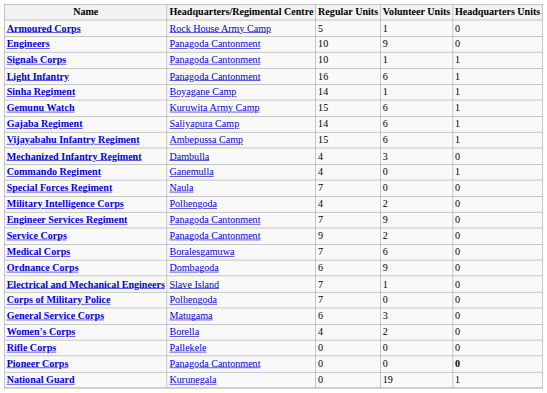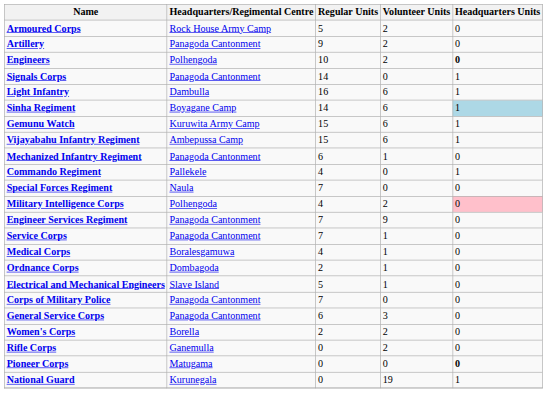(385, 28) 1 -> (385, 28) 2
+ row: (25, 44)
(215, 44) Panagoda Cantonment -> (193, 60) Polhengoda
(385, 44) 9 -> (385, 60) 2
(457, 44) normal -> (457, 60) bold
(323, 60) 10 -> (323, 76) 14
(385, 60) 1 -> (385, 76) 0
(215, 76) Panagoda Cantonment -> (189, 92) Dambulla
(385, 92) 1 -> (385, 108) 6
(457, 92) no background -> (457, 108) lightblue background
- row: (45, 124)
(189, 156) Dambulla -> (215, 156) Panagoda Cantonment
(321, 156) 4 -> (321, 156) 6
(385, 156) 3 -> (385, 156) 1
(192, 172) Ganemulla -> (188, 172) Pallekele
(457, 204) no background -> (457, 204) pink background
(321, 236) 9 -> (321, 236) 7
(385, 236) 2 -> (385, 236) 1
(321, 252) 7 -> (321, 252) 4
(385, 252) 6 -> (385, 252) 1
(321, 268) 6 -> (321, 268) 2
(385, 268) 9 -> (385, 268) 1
(321, 284) 7 -> (321, 284) 5
(193, 300) Polhengoda -> (215, 300) Panagoda Cantonment
(191, 316) Matugama -> (215, 316) Panagoda Cantonment
(321, 332) 4 -> (321, 332) 2
(188, 348) Pallekele -> (192, 348) Ganemulla
(385, 348) 0 -> (385, 348) 2
(215, 364) Panagoda Cantonment -> (191, 364) Matugama
